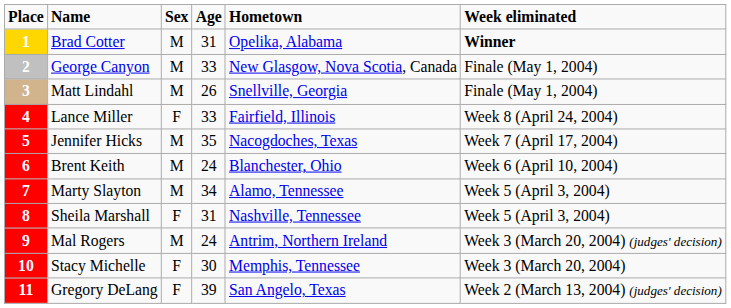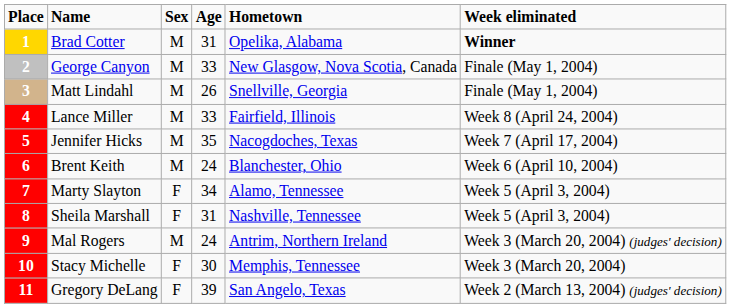(177, 116) F -> (177, 116) M
(177, 191) M -> (177, 191) F
